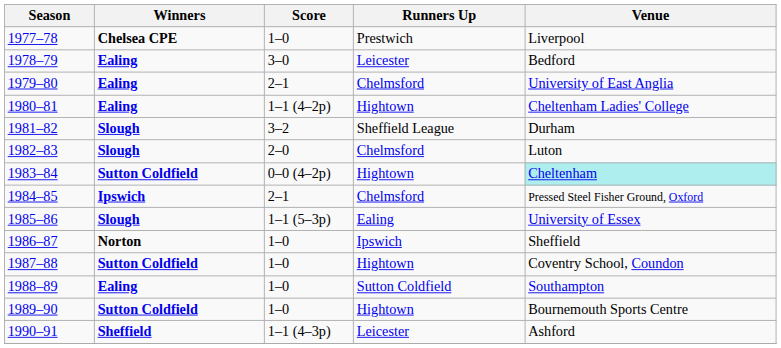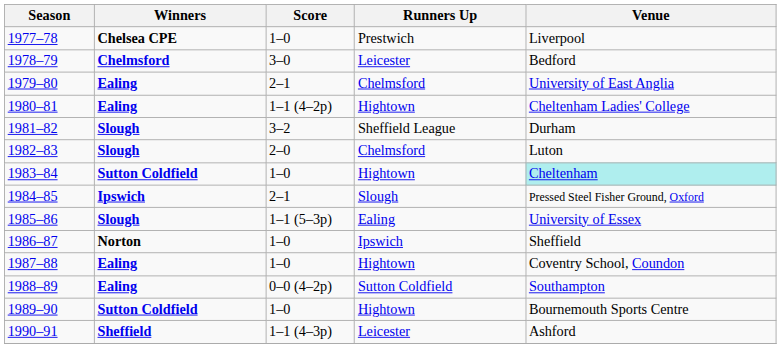(117, 60) Ealing -> (134, 60) Chelmsford
(299, 173) 0–0 (4–2p) -> (280, 173) 1–0
(390, 196) Chelmsford -> (378, 196) Slough
(148, 264) Sutton Coldfield -> (117, 264) Ealing
(278, 286) 1–0 -> (301, 286) 0–0 (4–2p)
